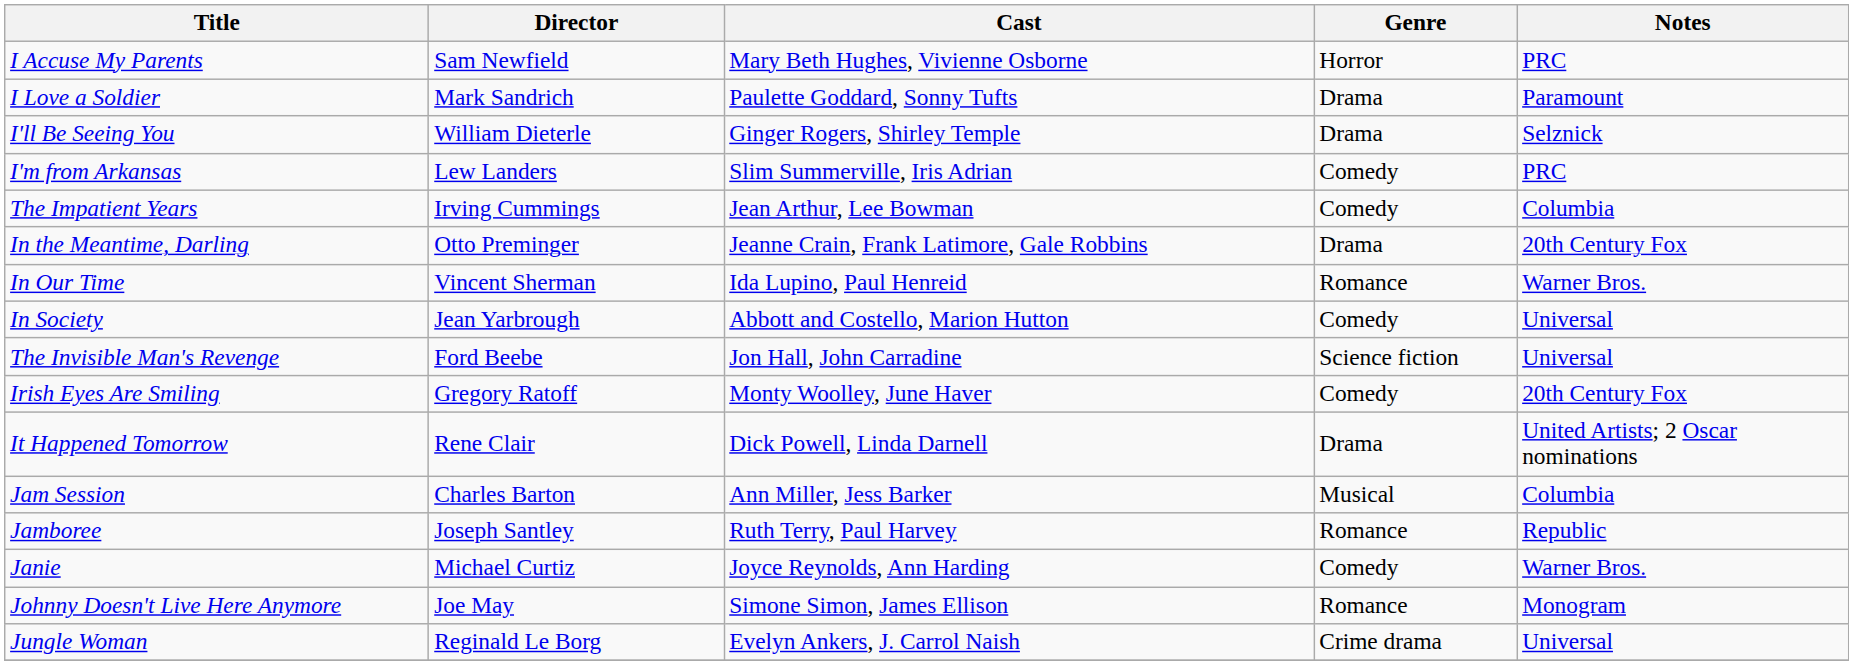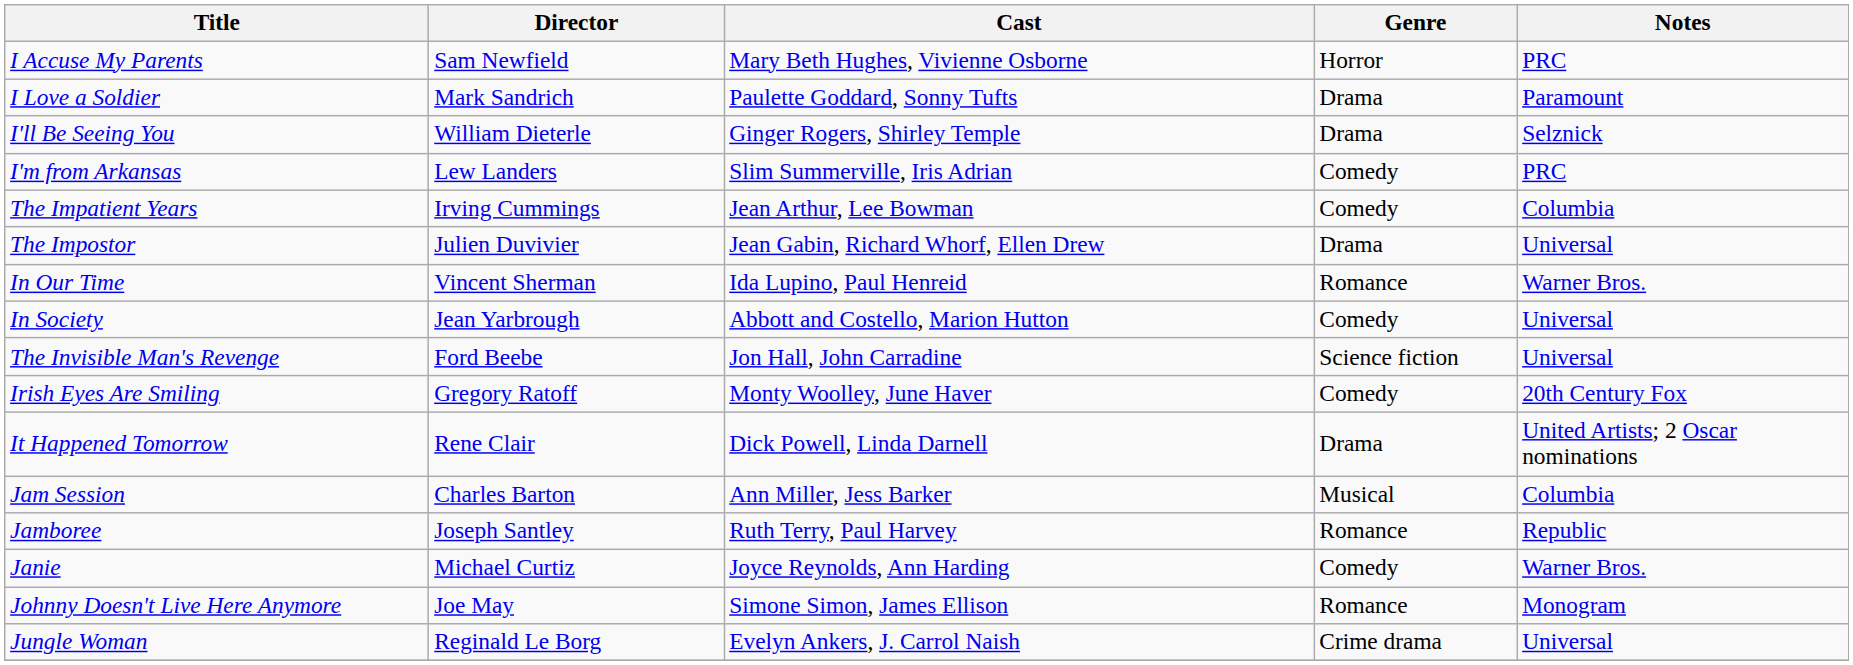+ row: (73, 245)
- row: (129, 245)
